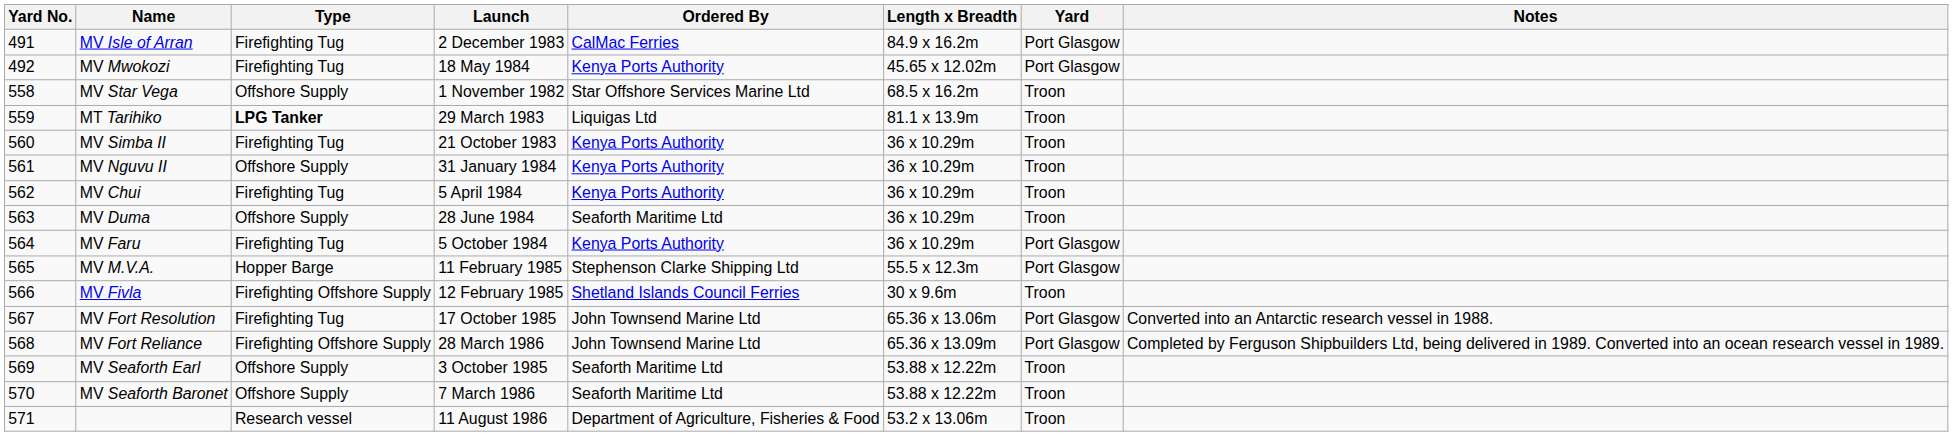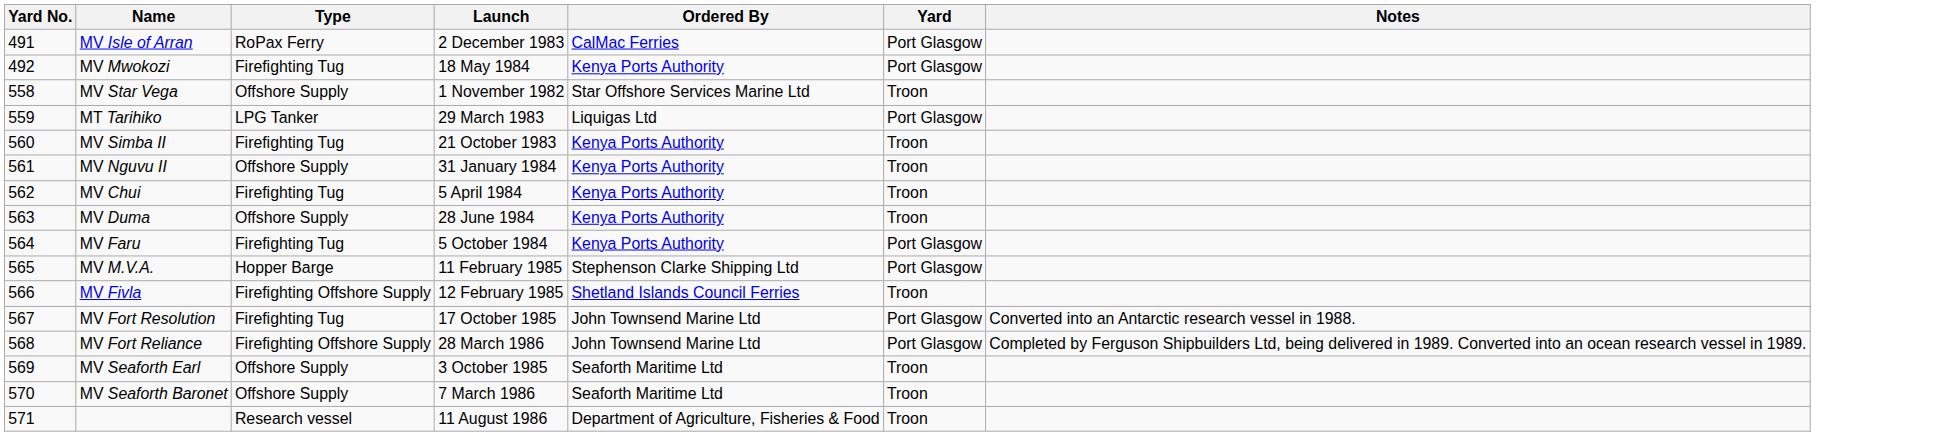- column: (952, 17)
(290, 42) Firefighting Tug -> (279, 42) RoPax Ferry
(279, 117) bold -> (277, 117) normal
(1045, 117) Troon -> (934, 117) Port Glasgow
(647, 218) Seaforth Maritime Ltd -> (648, 218) Kenya Ports Authority
